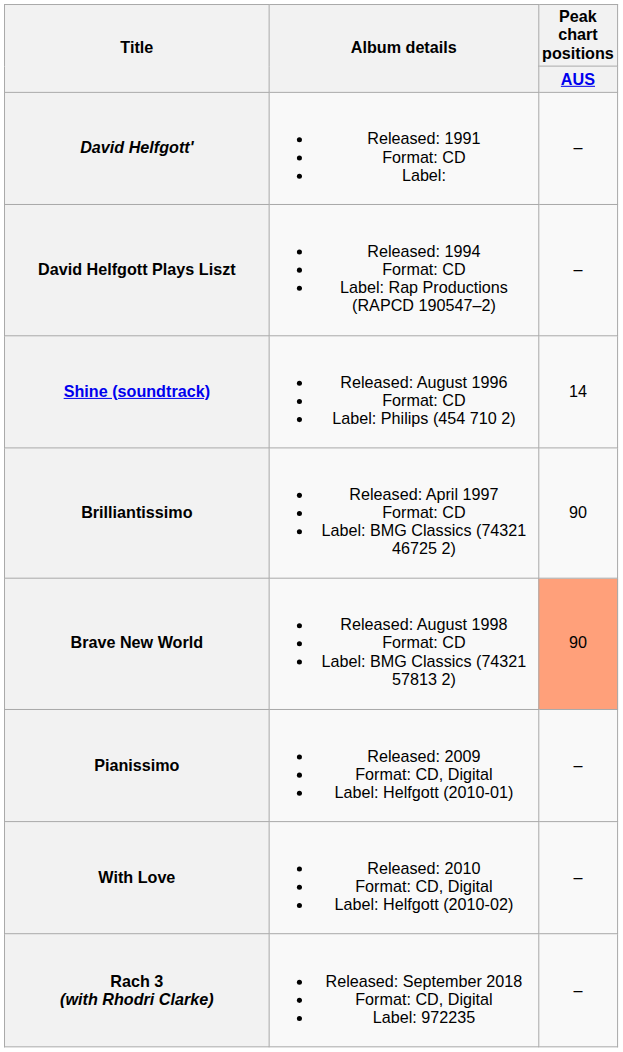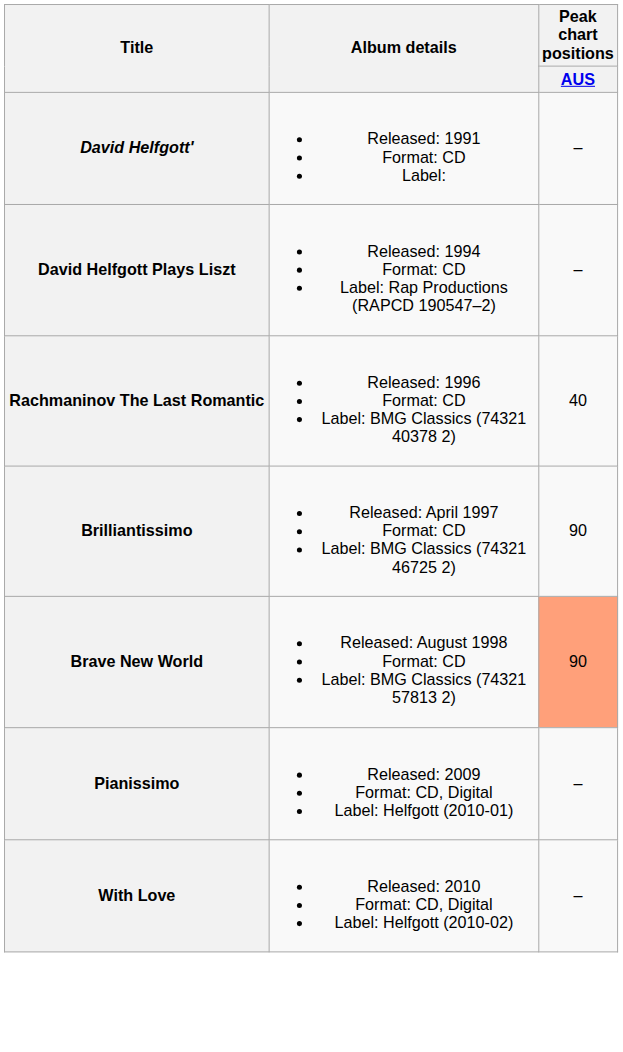+ row: (137, 400)
- row: (137, 391)
- row: (137, 990)
